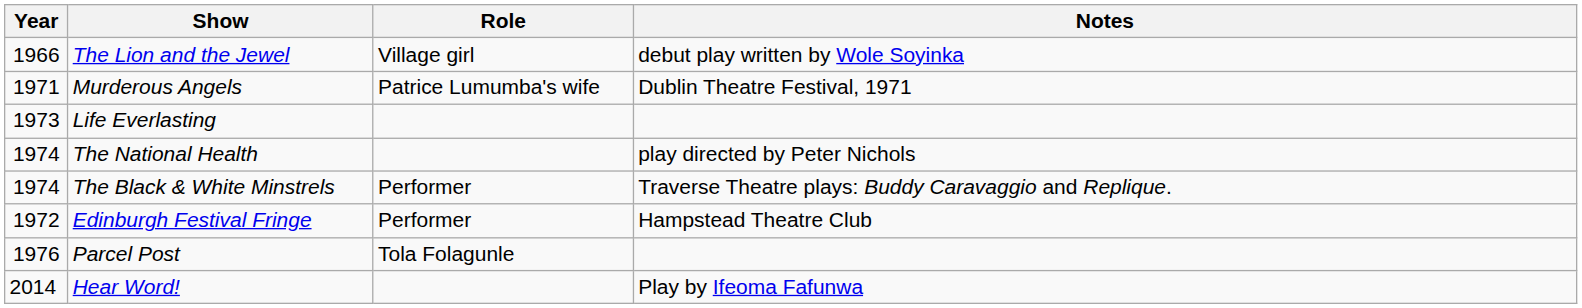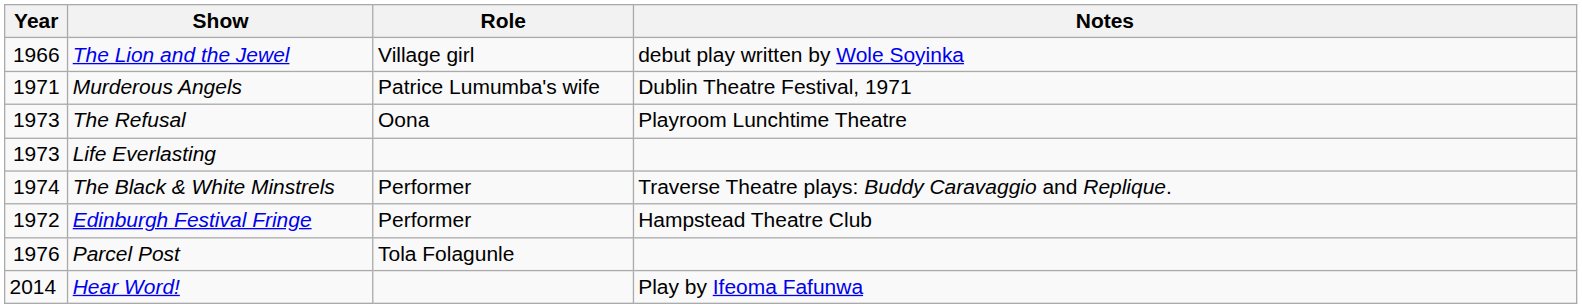+ row: (129, 120)
- row: (165, 154)
